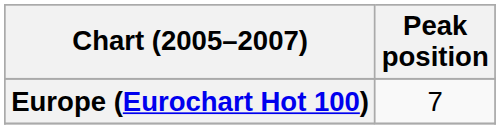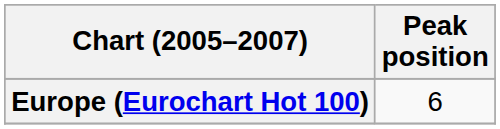(435, 100) 7 -> (435, 100) 6
